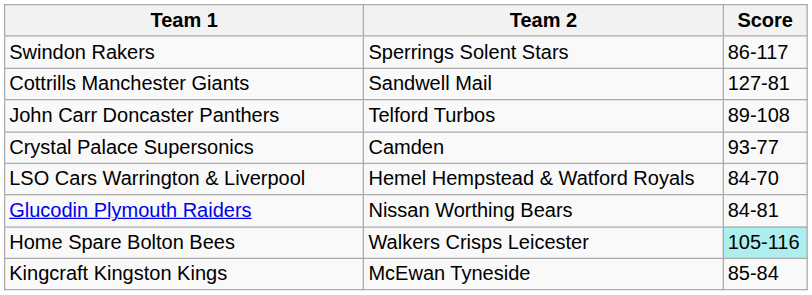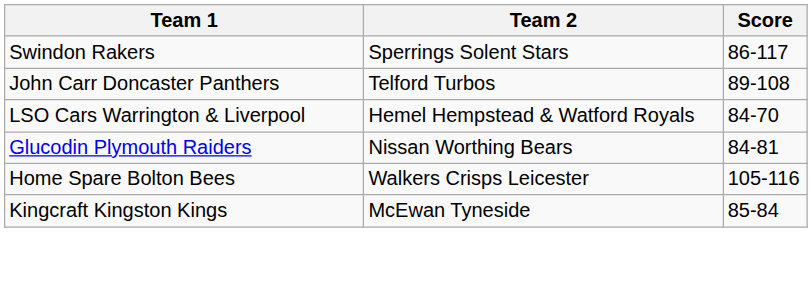- row: (129, 83)
- row: (132, 147)
(764, 242) paleturquoise background -> (764, 178) no background
